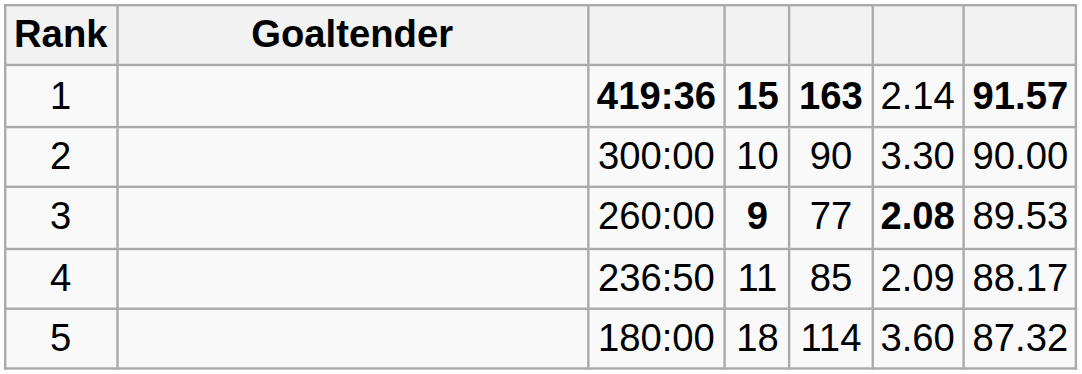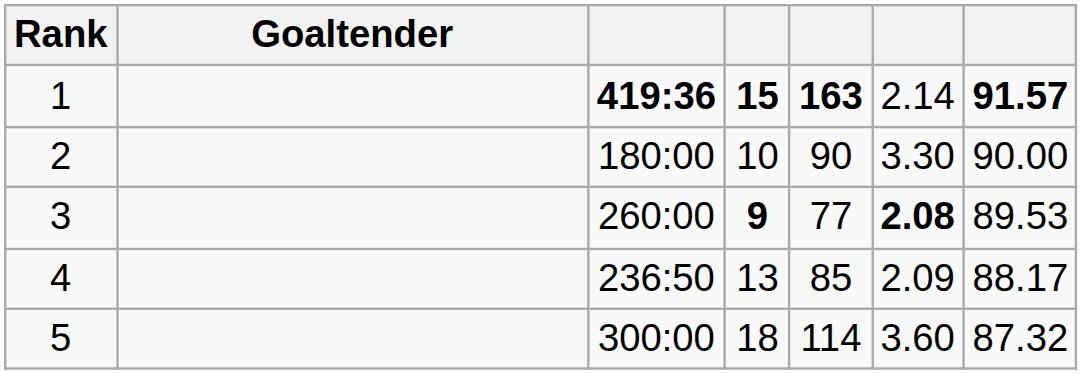(656, 156) 300:00 -> (656, 156) 180:00
(757, 277) 11 -> (757, 277) 13
(656, 338) 180:00 -> (656, 338) 300:00
